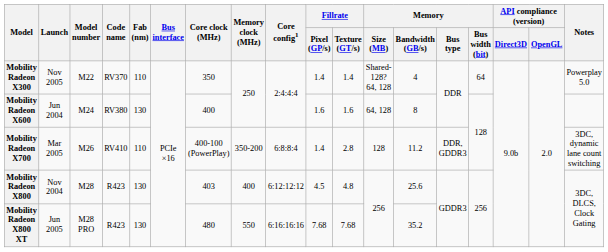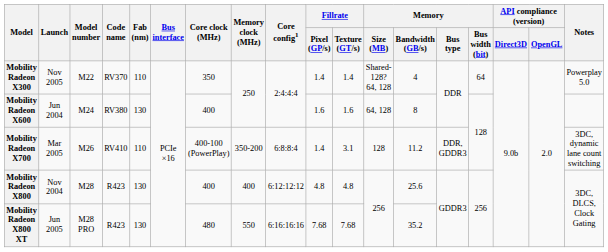(348, 148) 2.8 -> (348, 148) 3.1
(209, 186) 403 -> (209, 186) 400
(319, 186) 4.5 -> (319, 186) 4.8
